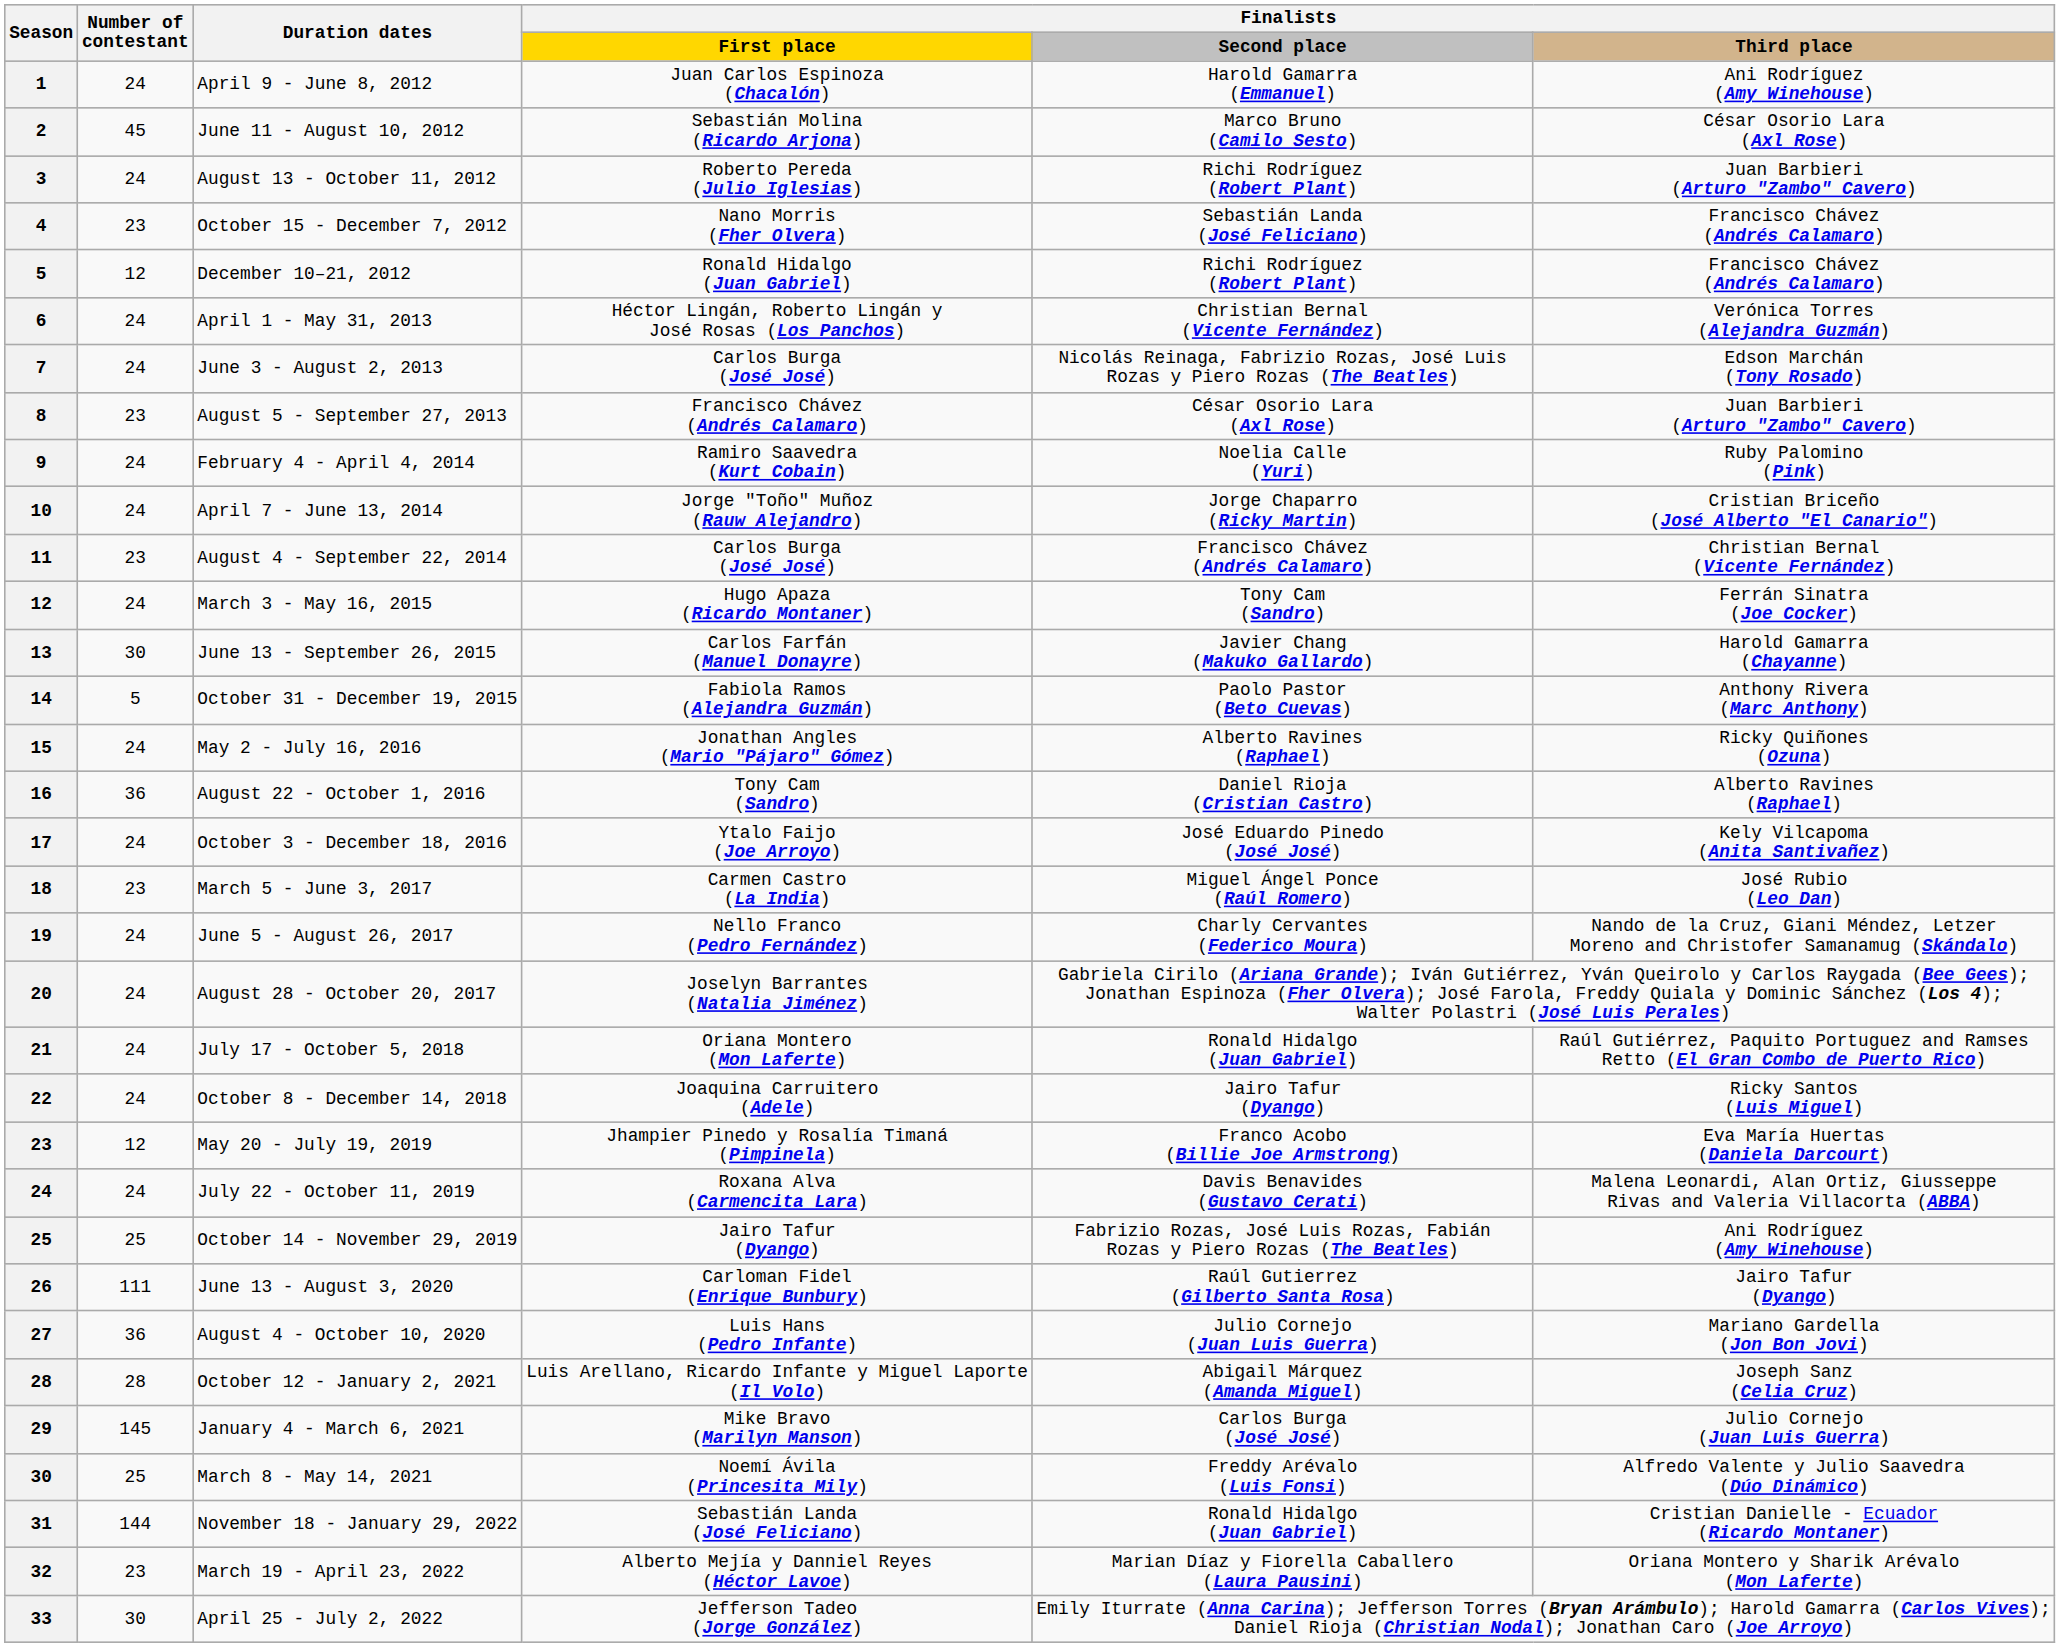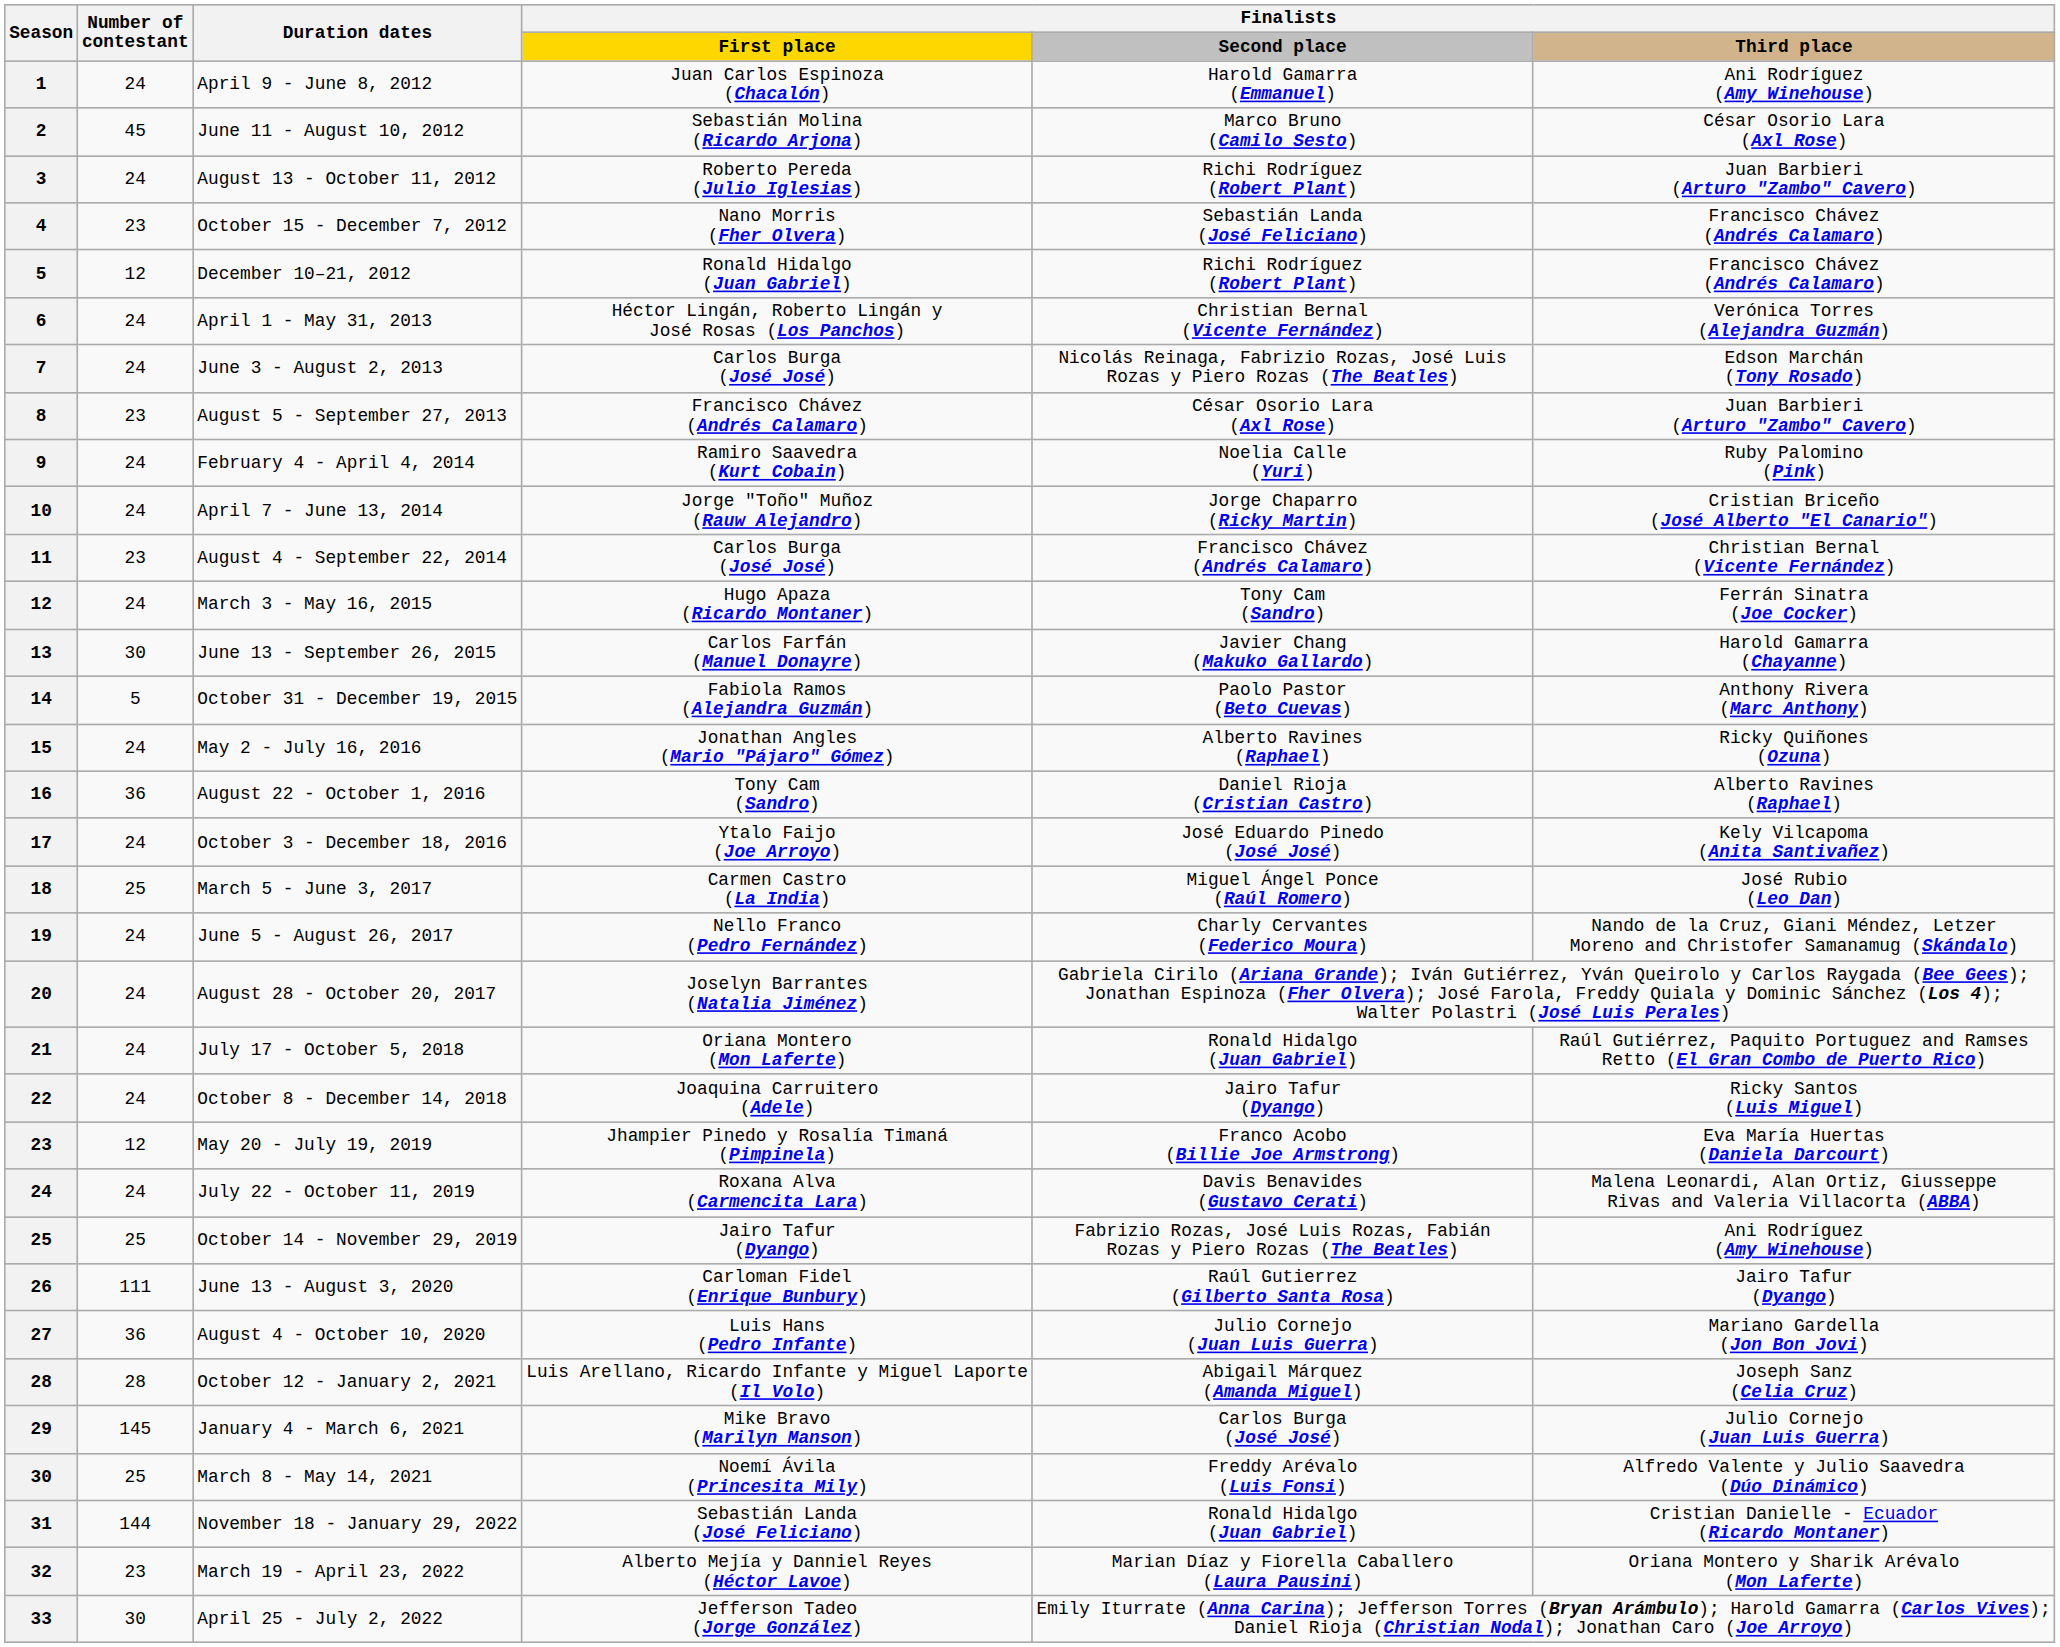(135, 889) 23 -> (135, 889) 25
